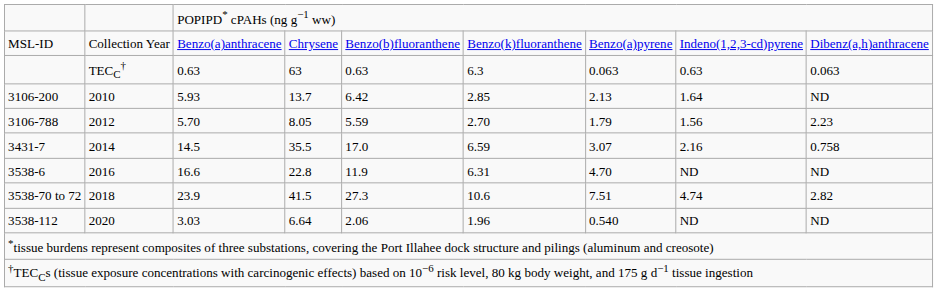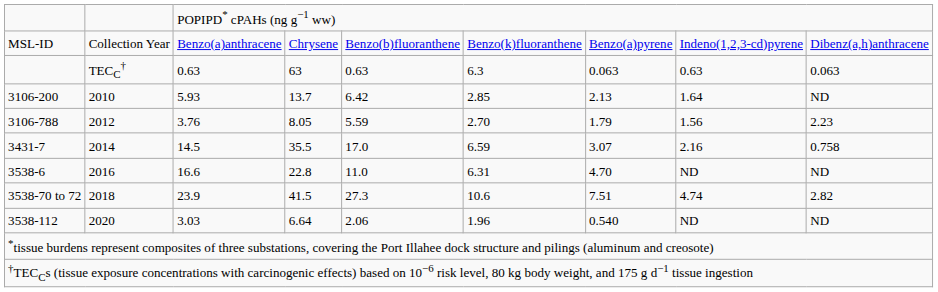(189, 121) 5.70 -> (189, 121) 3.76
(357, 171) 11.9 -> (357, 171) 11.0
